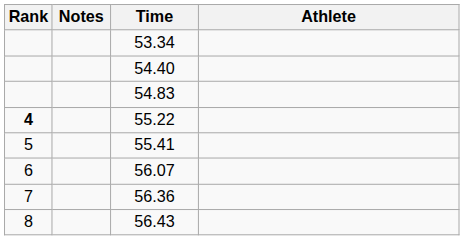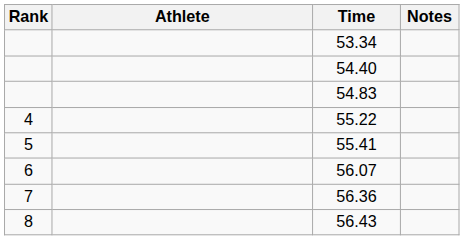columns swapped: (329, 17) <-> (81, 17)
(28, 119) bold -> (28, 119) normal
